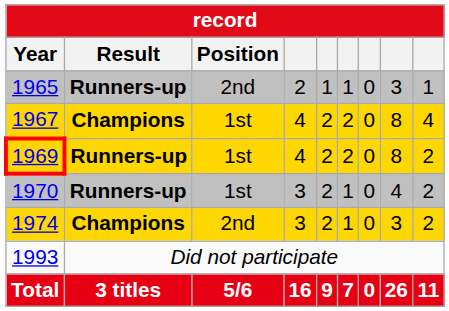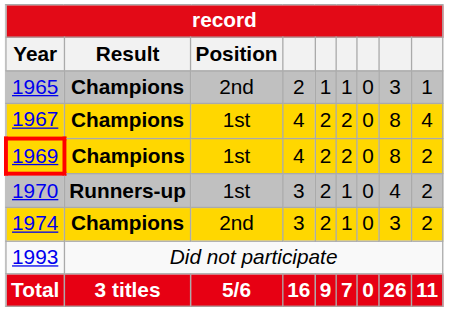(128, 86) Runners-up -> (128, 86) Champions
(129, 155) Runners-up -> (128, 155) Champions
